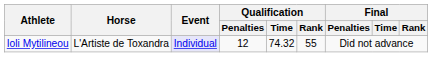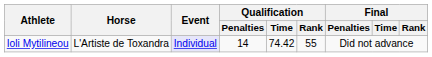(243, 44) 12 -> (243, 44) 14
(282, 44) 74.32 -> (282, 44) 74.42
